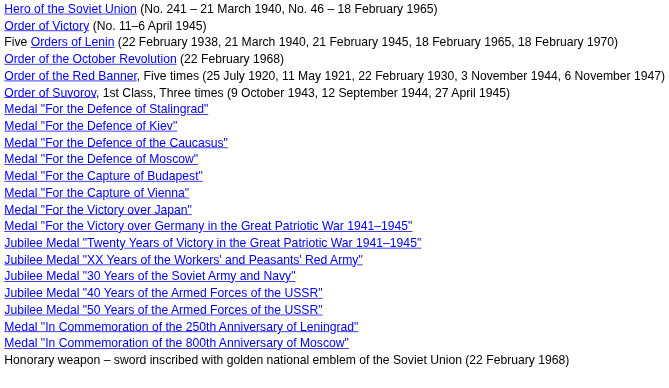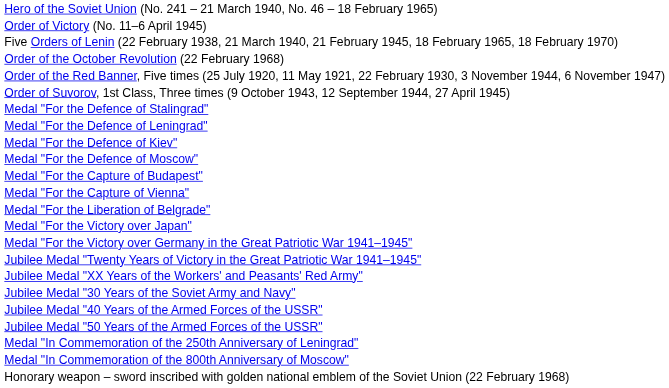+ row: (106, 126)
- row: (116, 142)
+ row: (107, 209)
